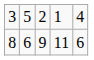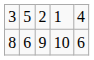(61, 42) 11 -> (62, 42) 10
